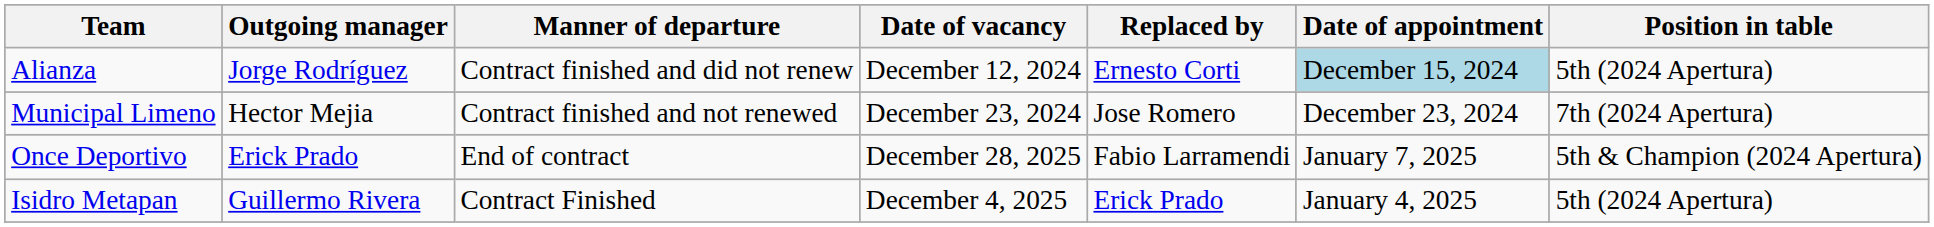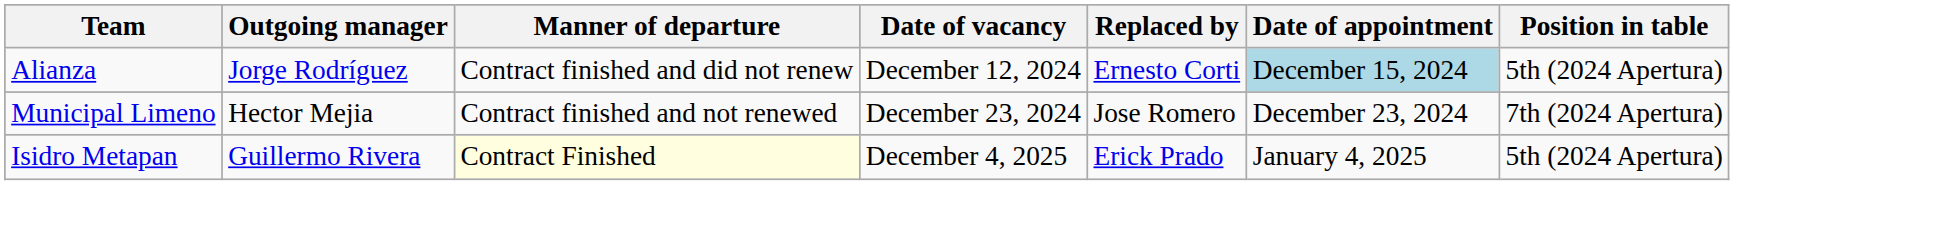- row: (99, 156)
(558, 199) no background -> (558, 156) lightyellow background
